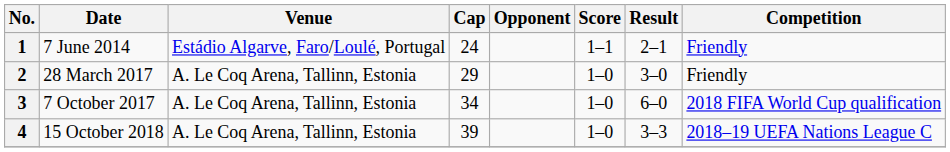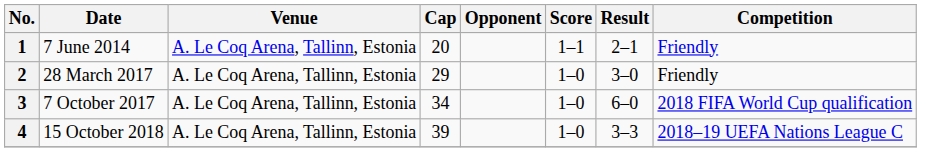(309, 47) Estádio Algarve, Faro/Loulé, Portugal -> (294, 47) A. Le Coq Arena, Tallinn, Estonia
(469, 47) 24 -> (441, 47) 20
